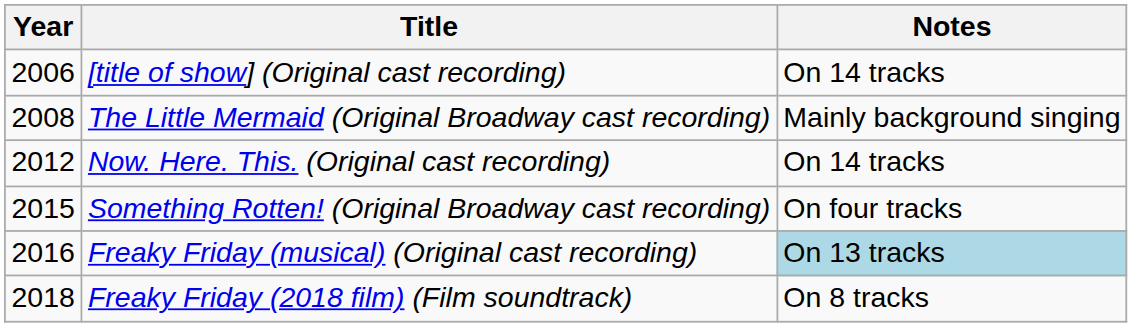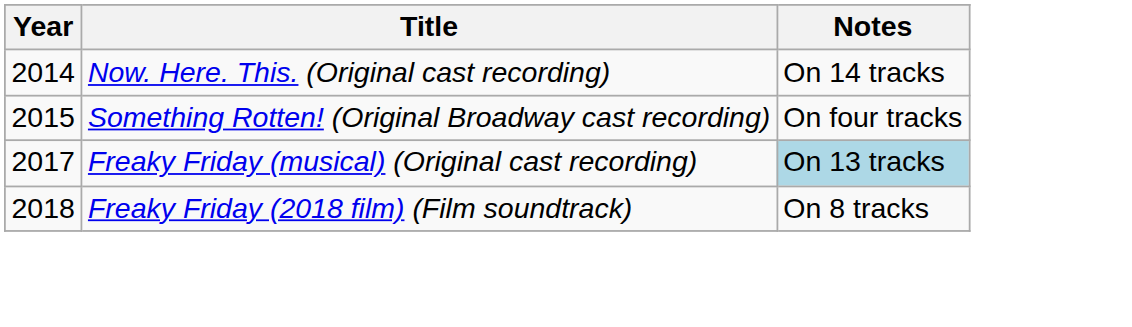- row: (327, 72)
- row: (429, 117)
(43, 162) 2012 -> (43, 72) 2014
(43, 252) 2016 -> (43, 162) 2017
